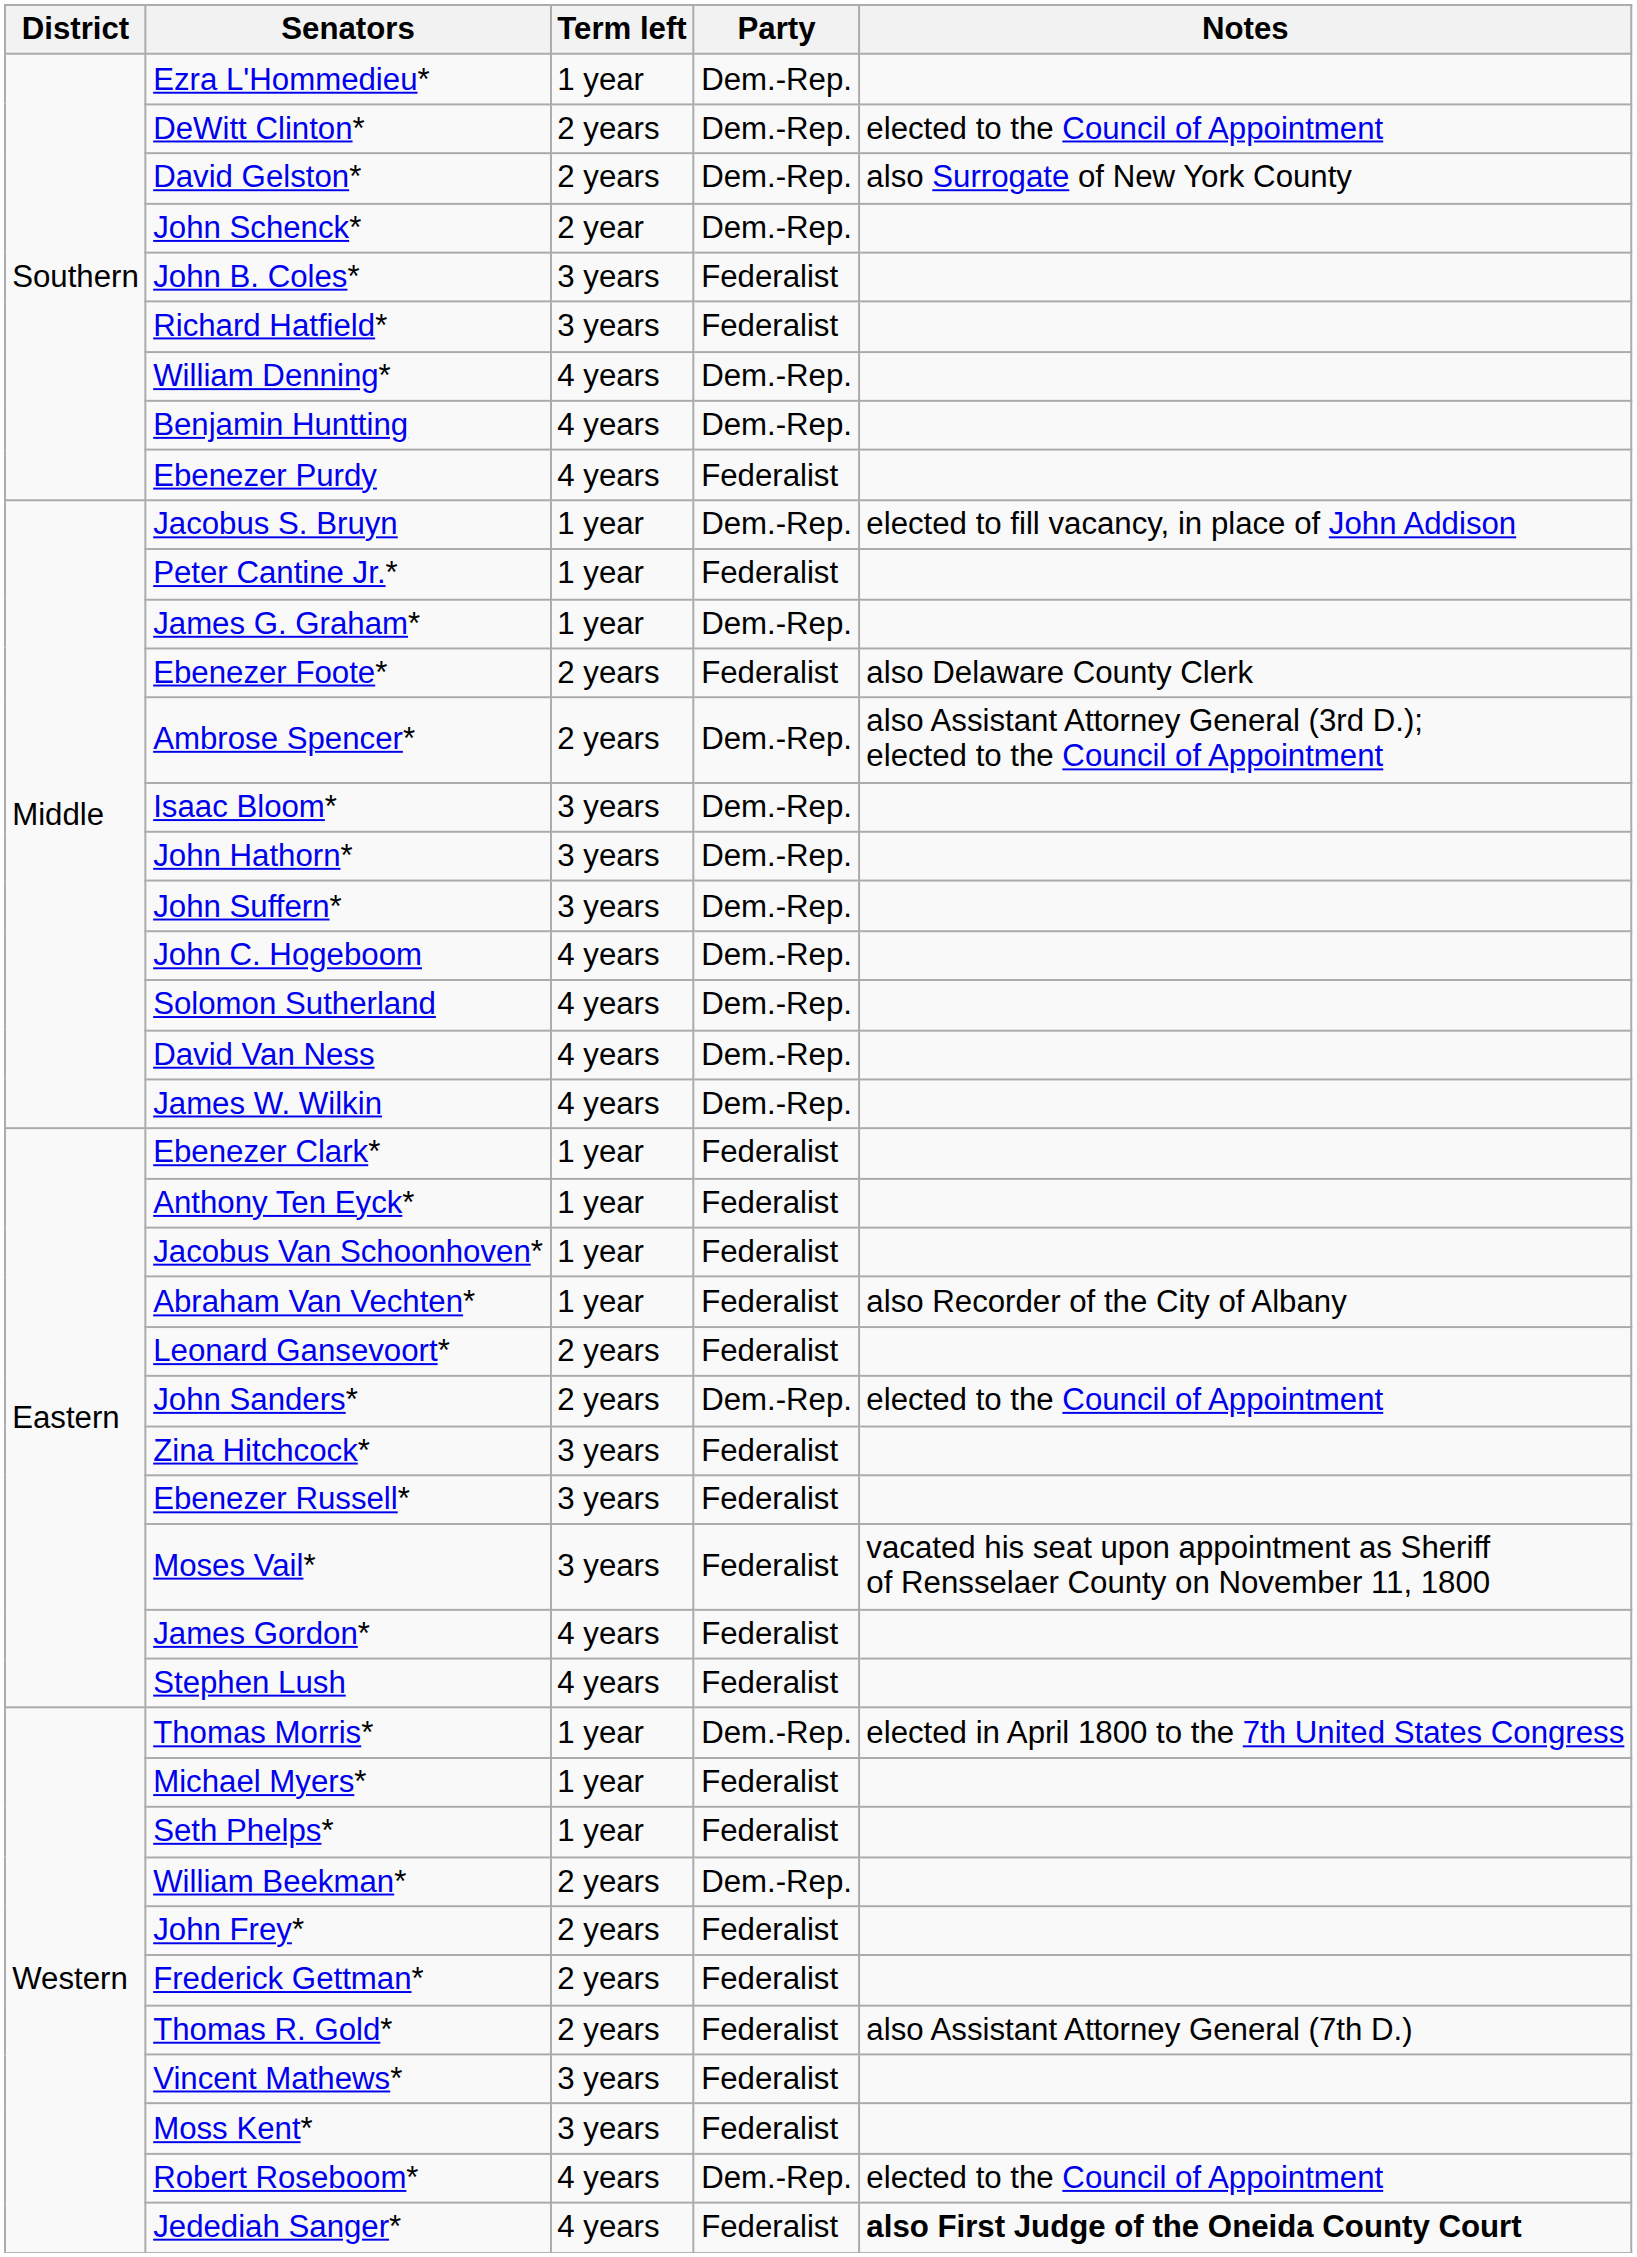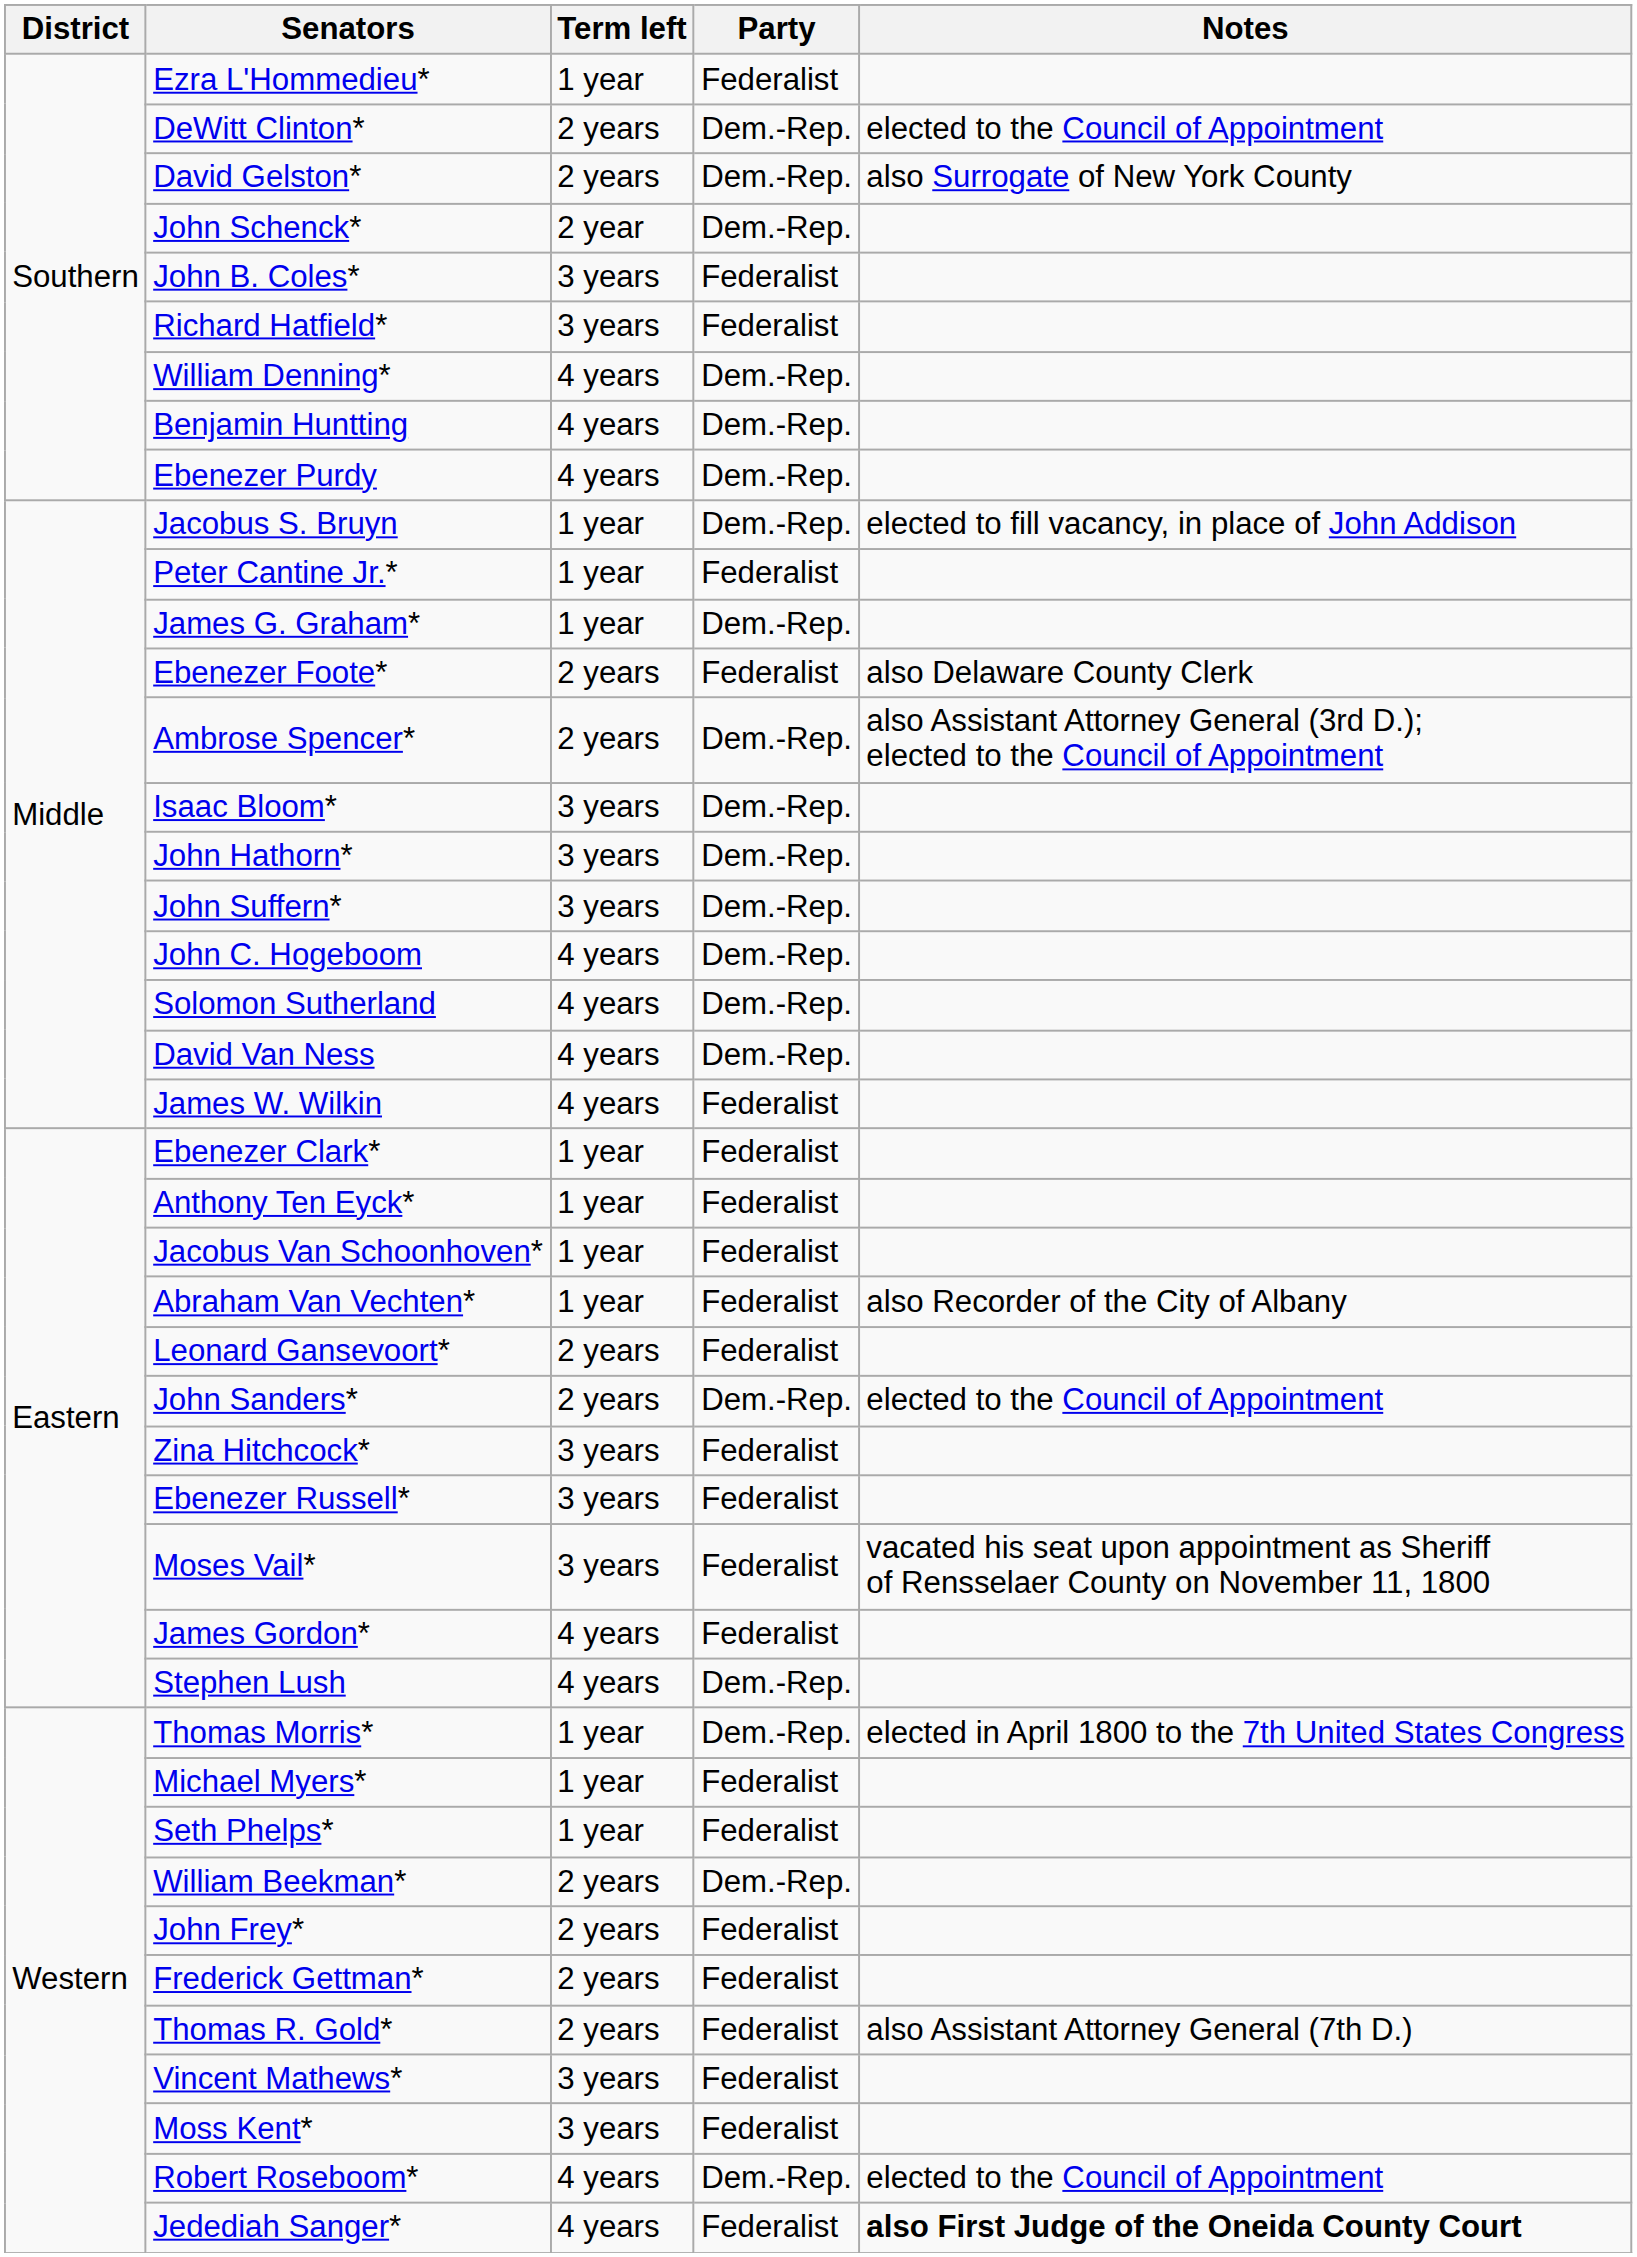(777, 78) Dem.-Rep. -> (770, 78) Federalist
(770, 474) Federalist -> (777, 474) Dem.-Rep.
(777, 1103) Dem.-Rep. -> (770, 1103) Federalist
(770, 1682) Federalist -> (777, 1682) Dem.-Rep.
